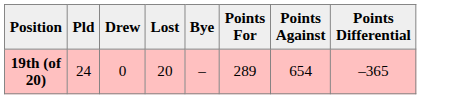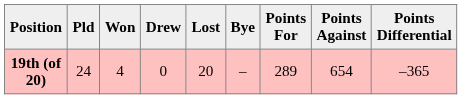+ column: (120, 26)
